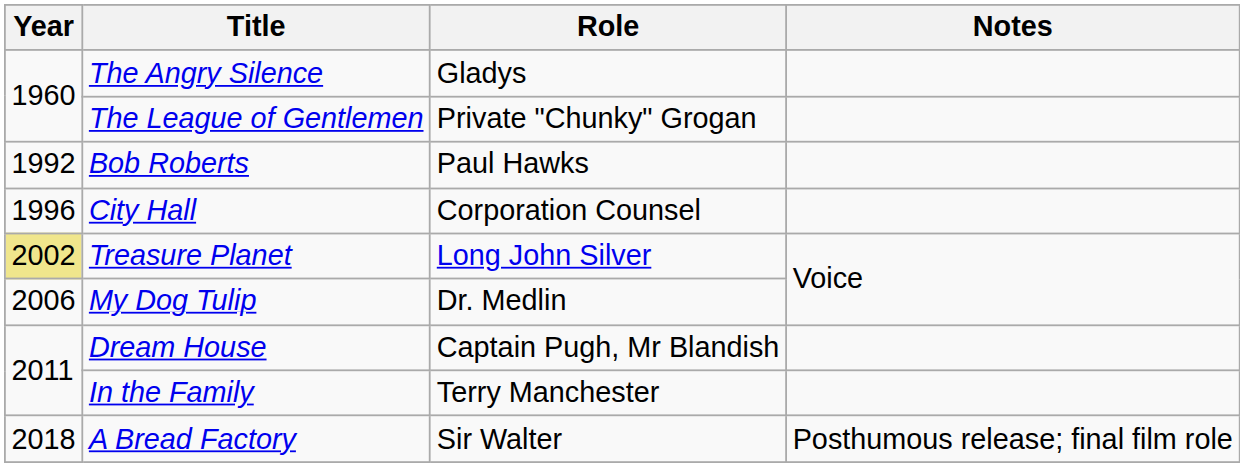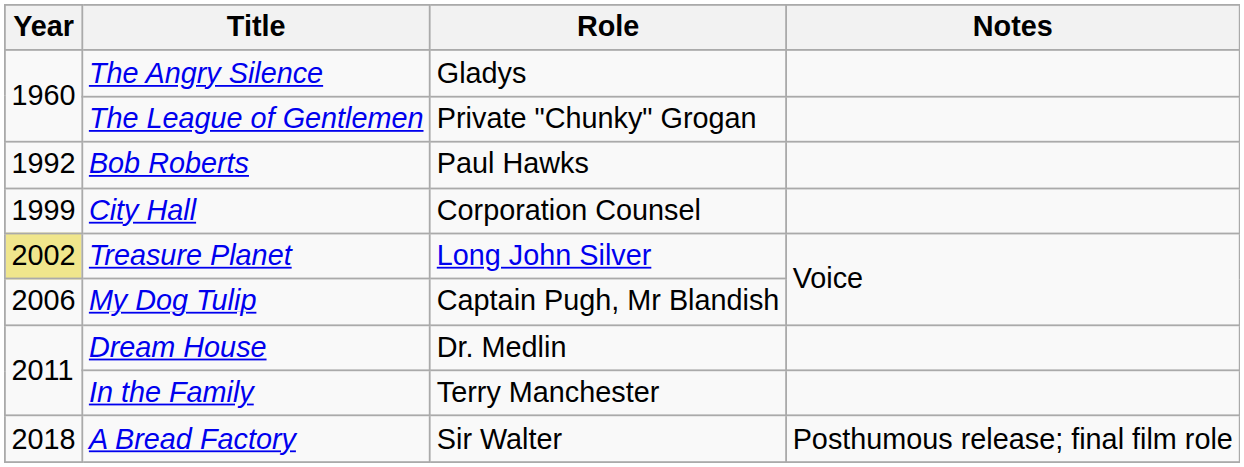(44, 210) 1996 -> (44, 210) 1999
(502, 301) Dr. Medlin -> (608, 301) Captain Pugh, Mr Blandish
(608, 347) Captain Pugh, Mr Blandish -> (502, 347) Dr. Medlin
